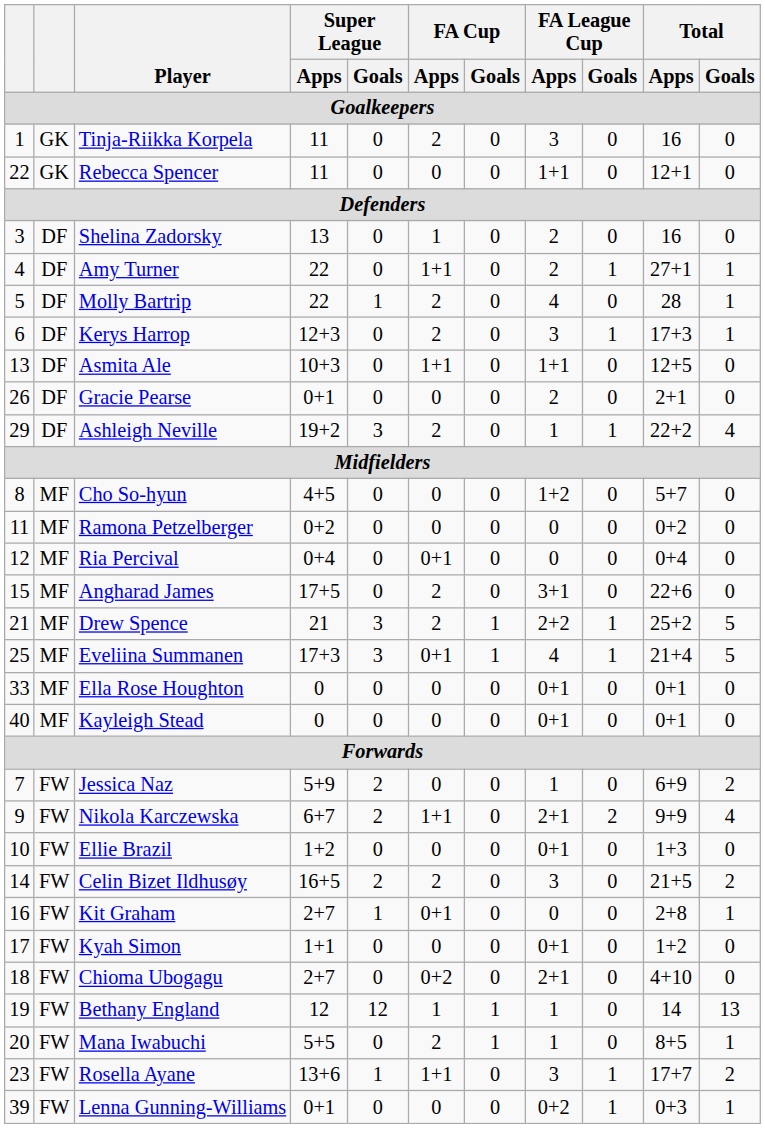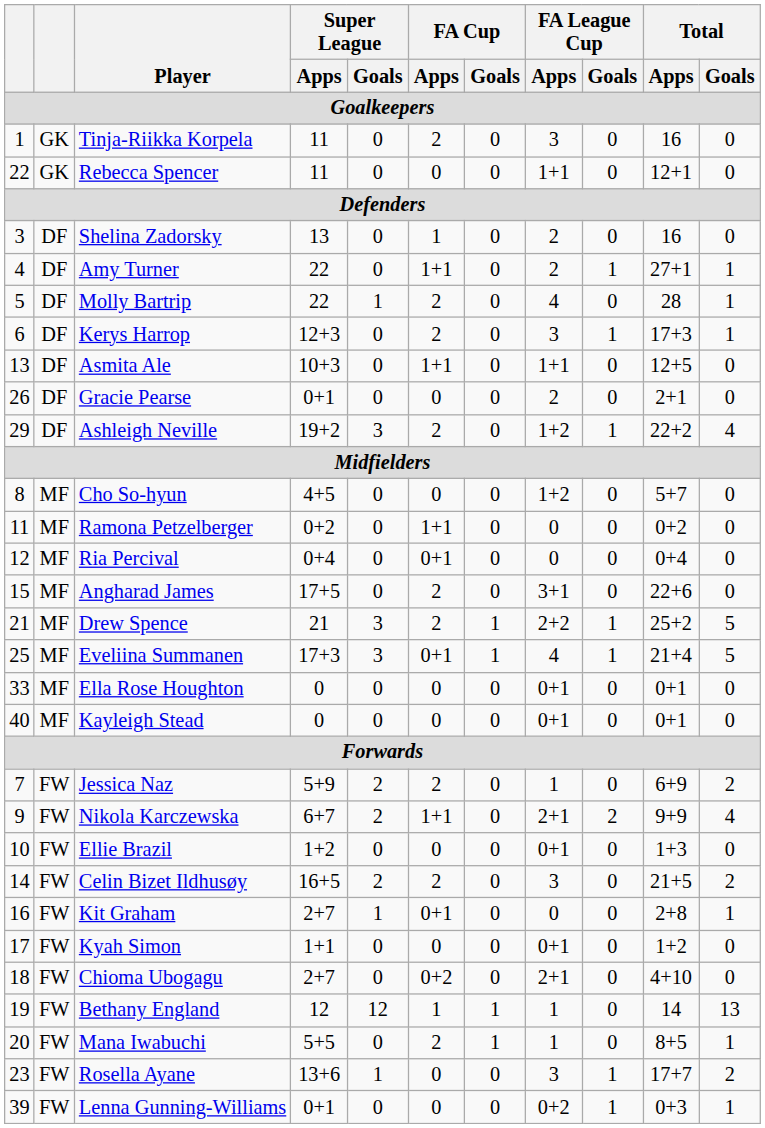(554, 430) 1 -> (554, 430) 1+2
(436, 526) 0 -> (436, 526) 1+1
(436, 784) 0 -> (436, 784) 2
(436, 1074) 1+1 -> (436, 1074) 0
